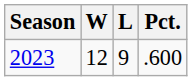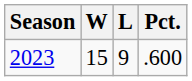(97, 57) 12 -> (97, 57) 15
